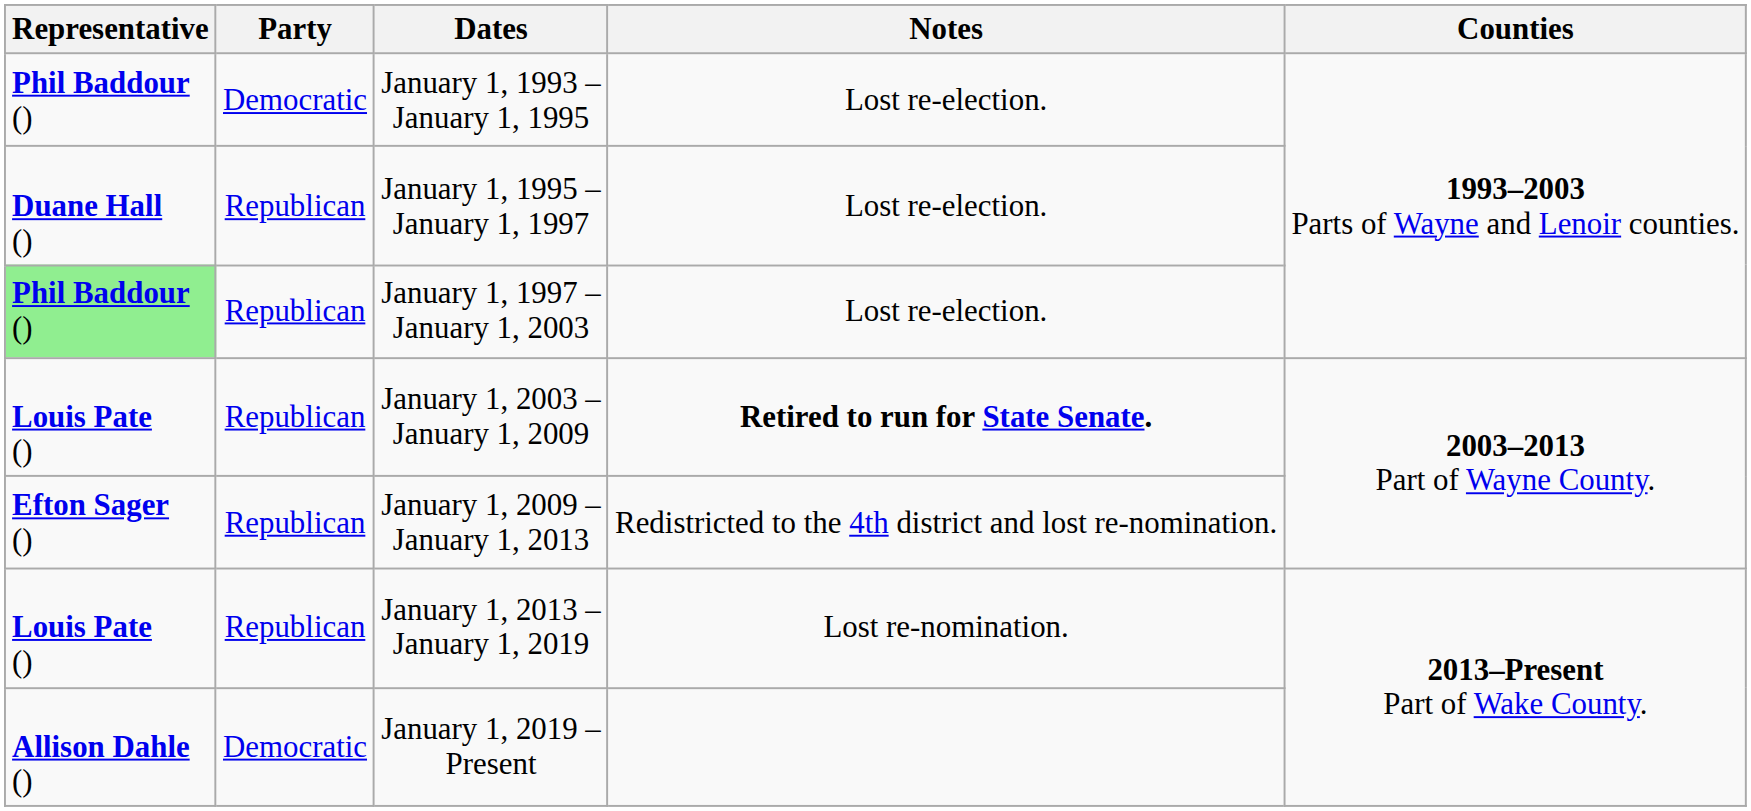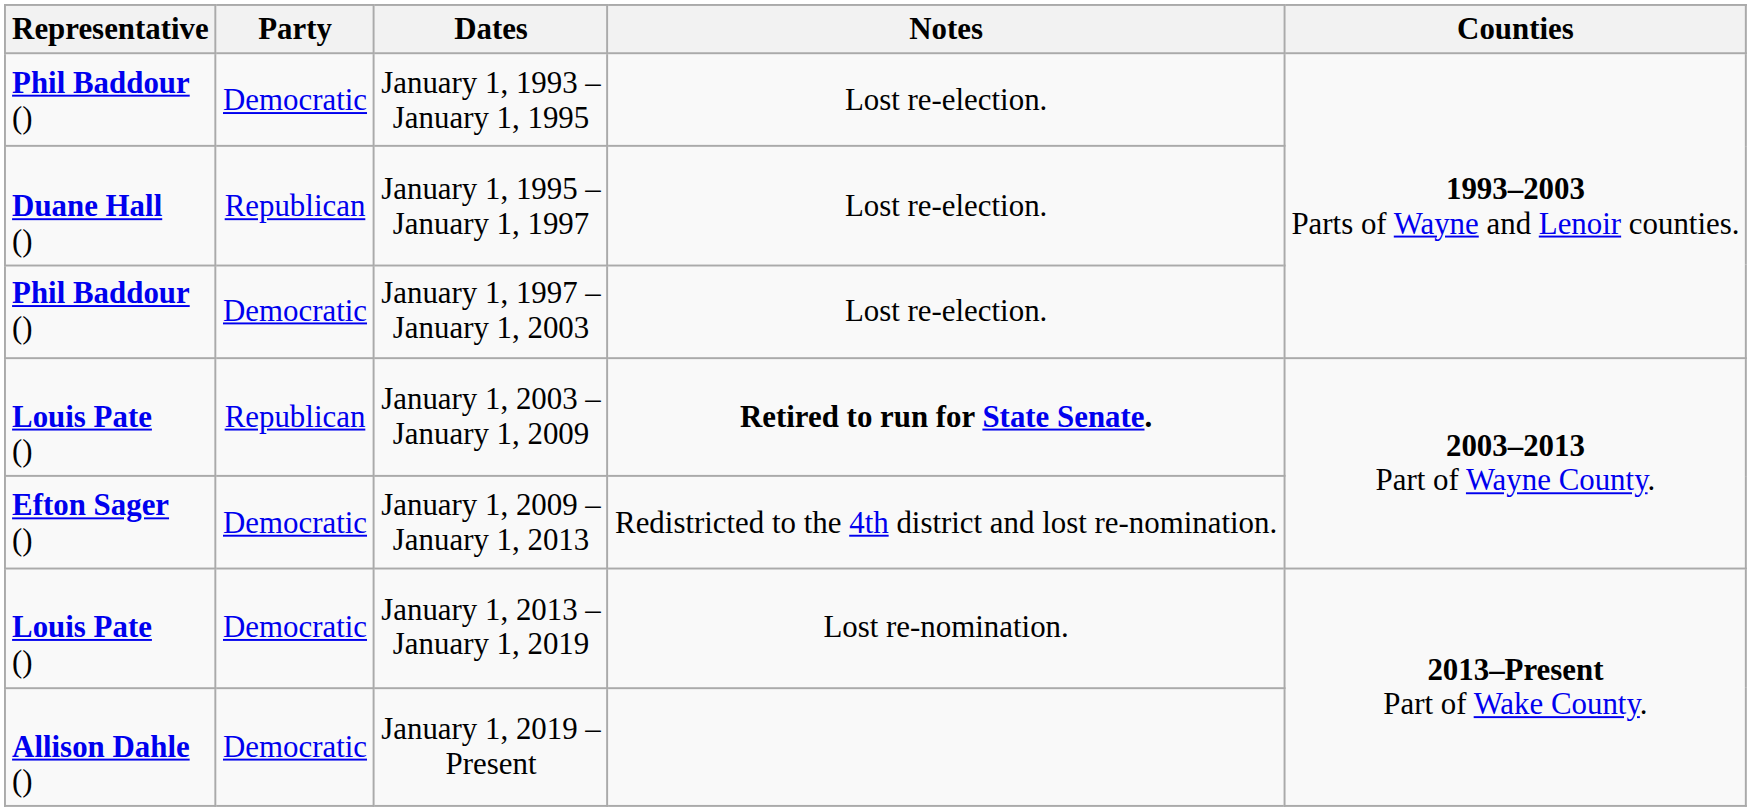(101, 310) lightgreen background -> (101, 310) no background
(295, 310) Republican -> (295, 310) Democratic
(295, 521) Republican -> (295, 521) Democratic
(295, 627) Republican -> (295, 627) Democratic
